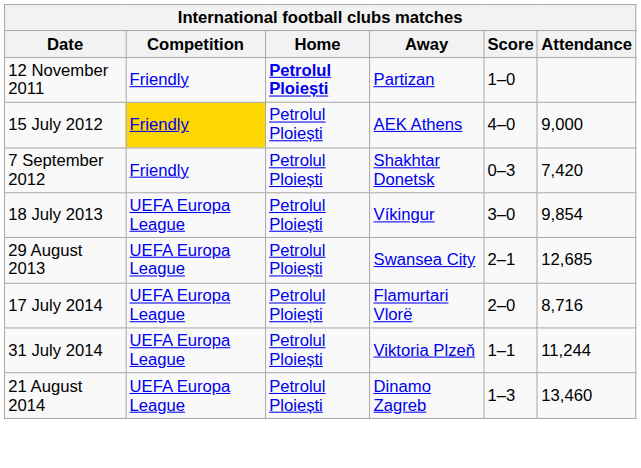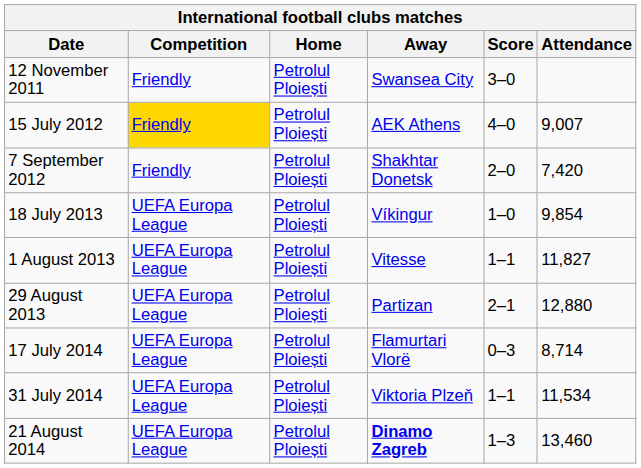(300, 79) bold -> (302, 79) normal
(404, 79) Partizan -> (422, 79) Swansea City
(501, 79) 1–0 -> (501, 79) 3–0
(562, 124) 9,000 -> (562, 124) 9,007
(501, 170) 0–3 -> (501, 170) 2–0
(501, 215) 3–0 -> (501, 215) 1–0
+ row: (62, 260)
(424, 260) Swansea City -> (402, 305) Partizan
(567, 260) 12,685 -> (567, 305) 12,880
(501, 305) 2–0 -> (501, 350) 0–3
(562, 305) 8,716 -> (562, 350) 8,714
(566, 350) 11,244 -> (566, 395) 11,534
(402, 395) normal -> (402, 440) bold
